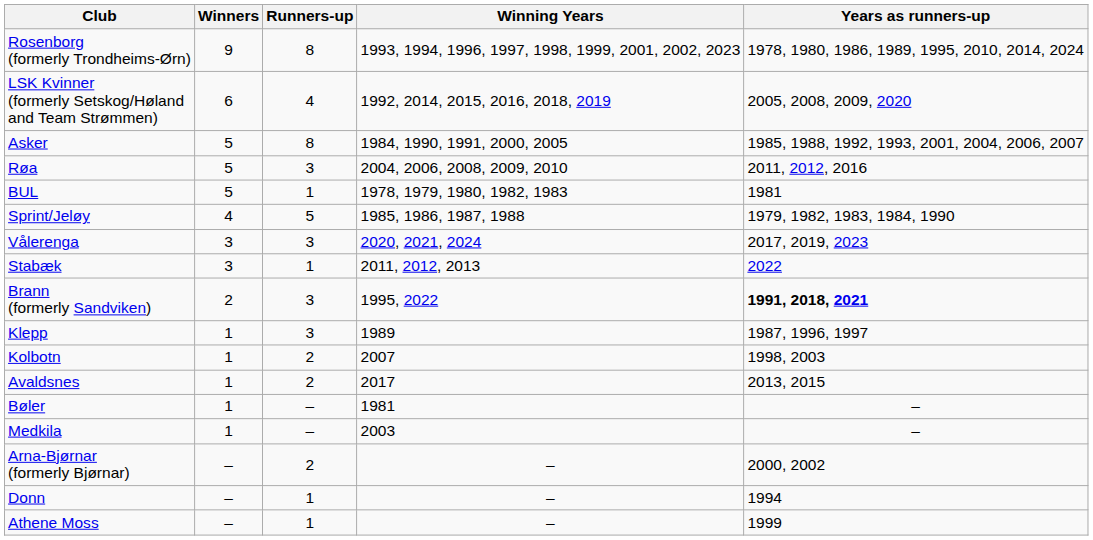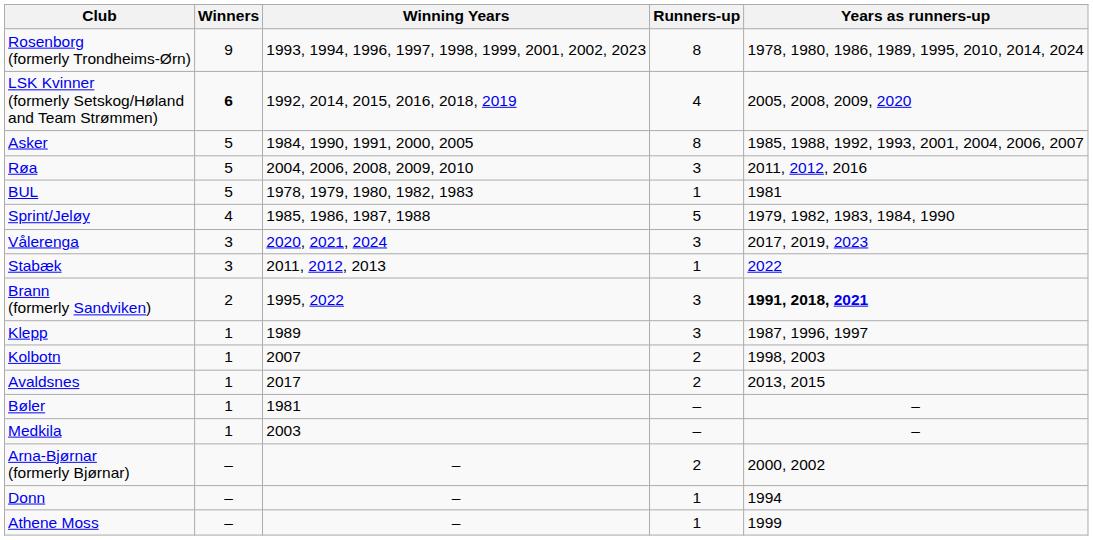columns swapped: (310, 16) <-> (550, 16)
(229, 100) normal -> (229, 100) bold
